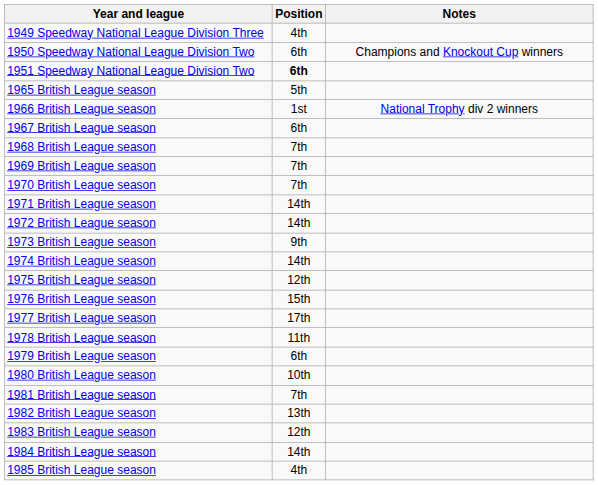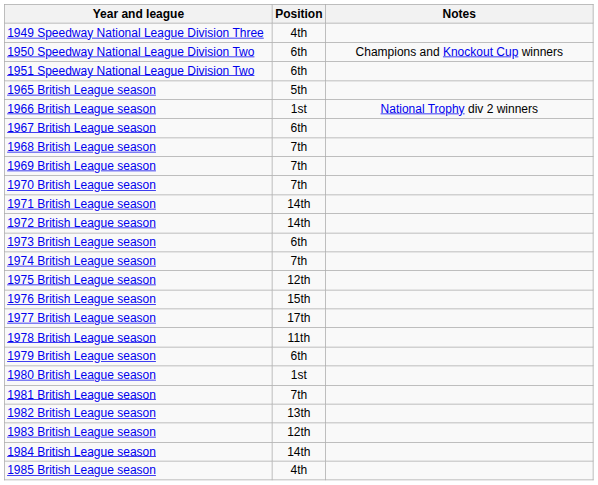(299, 71) bold -> (299, 71) normal
(299, 242) 9th -> (299, 242) 6th
(299, 261) 14th -> (299, 261) 7th
(299, 375) 10th -> (299, 375) 1st
